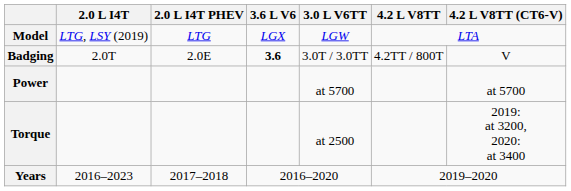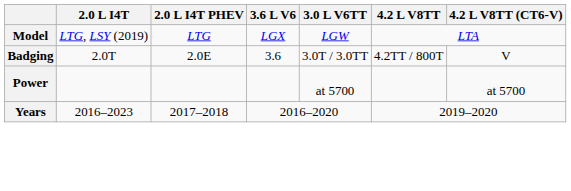(273, 55) bold -> (273, 55) normal
- row: (30, 133)
